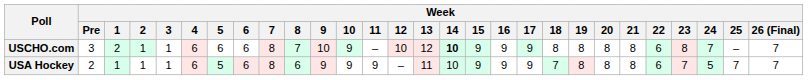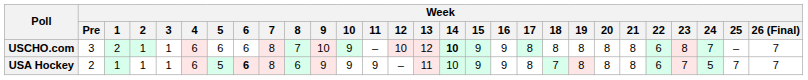(530, 48) 9 -> (530, 48) 8
(246, 65) normal -> (246, 65) bold
(530, 65) 9 -> (530, 65) 8
